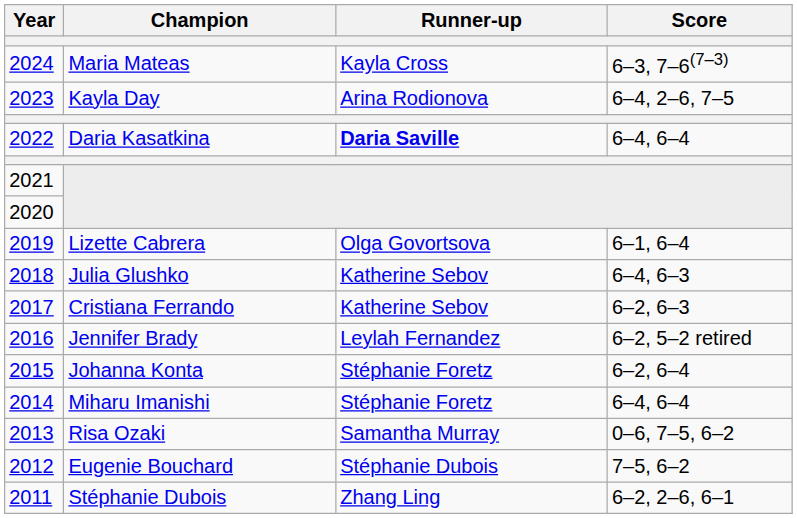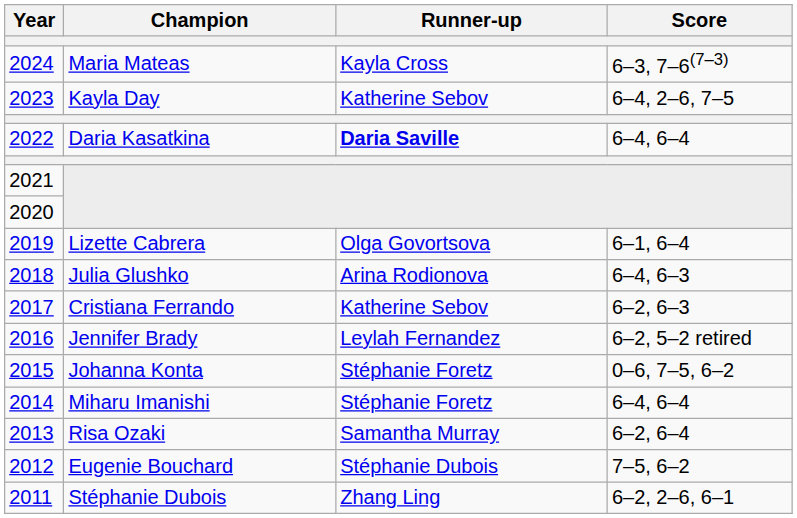(414, 98) Arina Rodionova -> (414, 98) Katherine Sebov
(414, 275) Katherine Sebov -> (414, 275) Arina Rodionova
(651, 370) 6–2, 6–4 -> (673, 370) 0–6, 7–5, 6–2
(673, 434) 0–6, 7–5, 6–2 -> (651, 434) 6–2, 6–4
